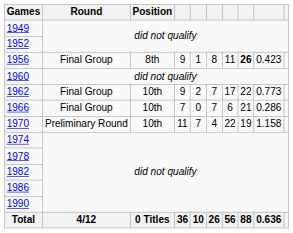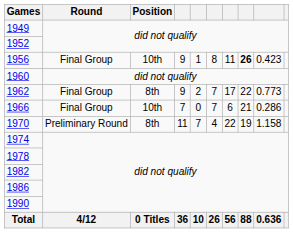(152, 60) 8th -> (152, 60) 10th
(152, 92) 10th -> (152, 92) 8th
(152, 124) 10th -> (152, 124) 8th
